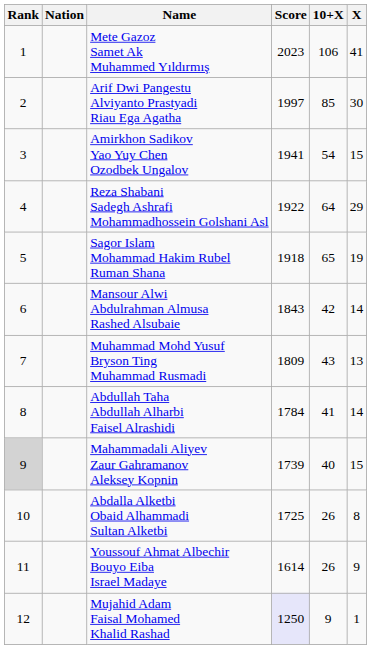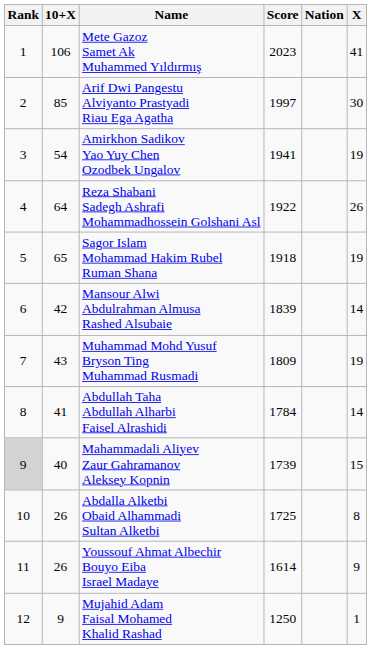columns swapped: (65, 15) <-> (328, 15)
(357, 154) 15 -> (357, 154) 19
(357, 206) 29 -> (357, 206) 26
(291, 309) 1843 -> (283, 309) 1839
(357, 360) 13 -> (357, 360) 19
(291, 618) lavender background -> (283, 618) no background
